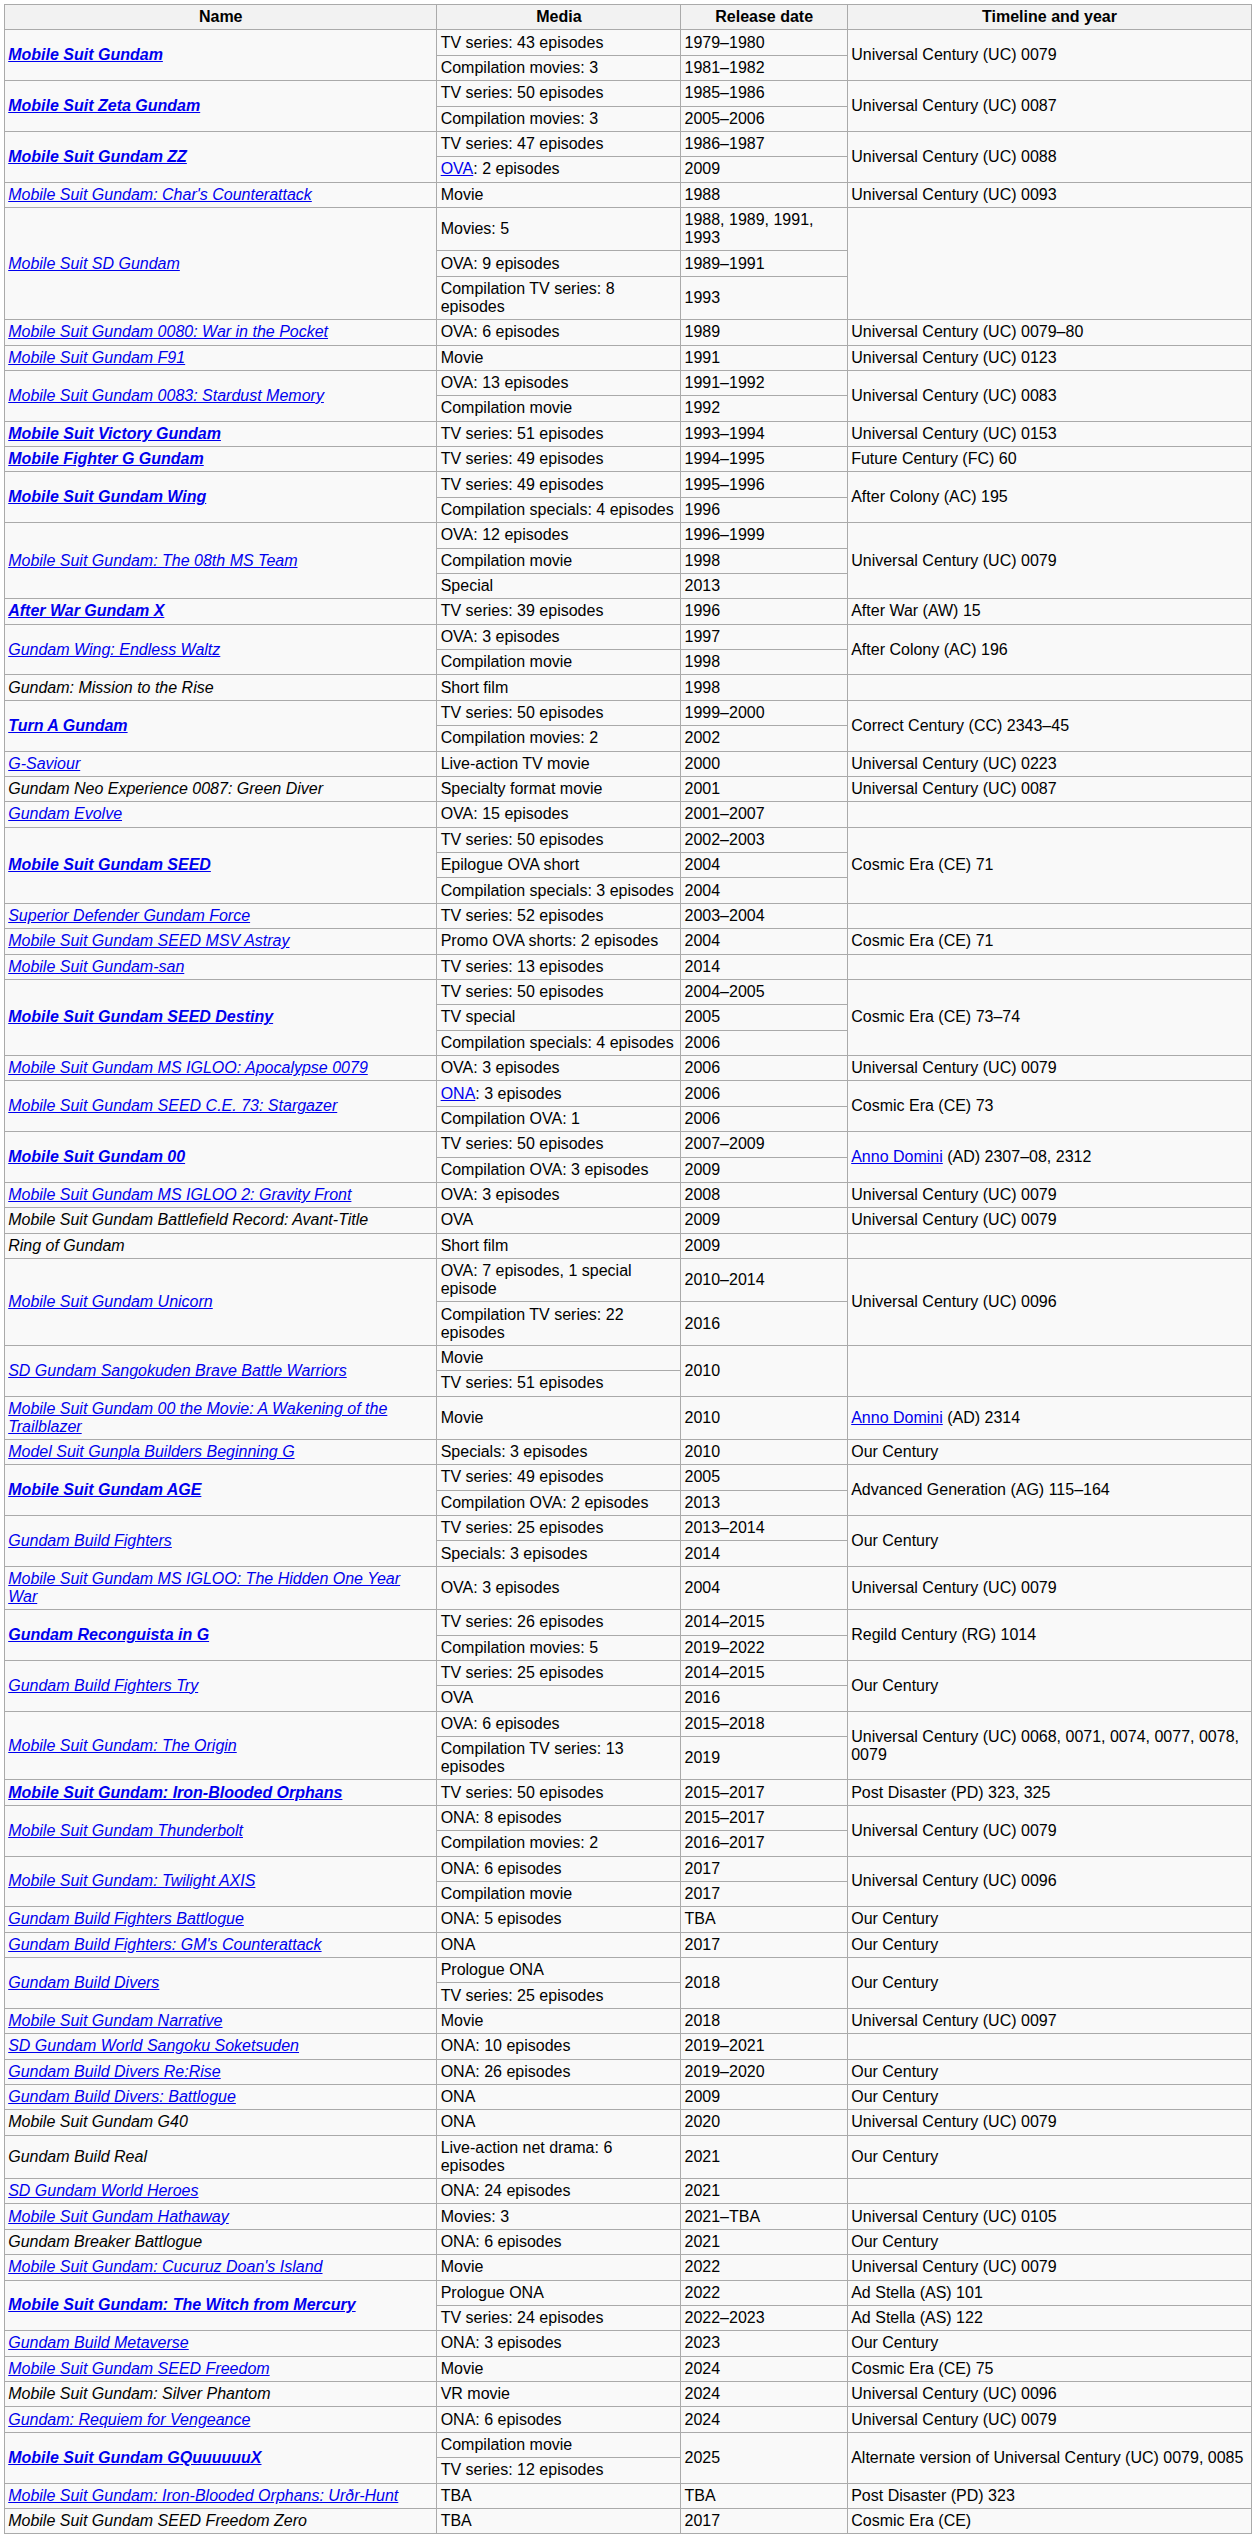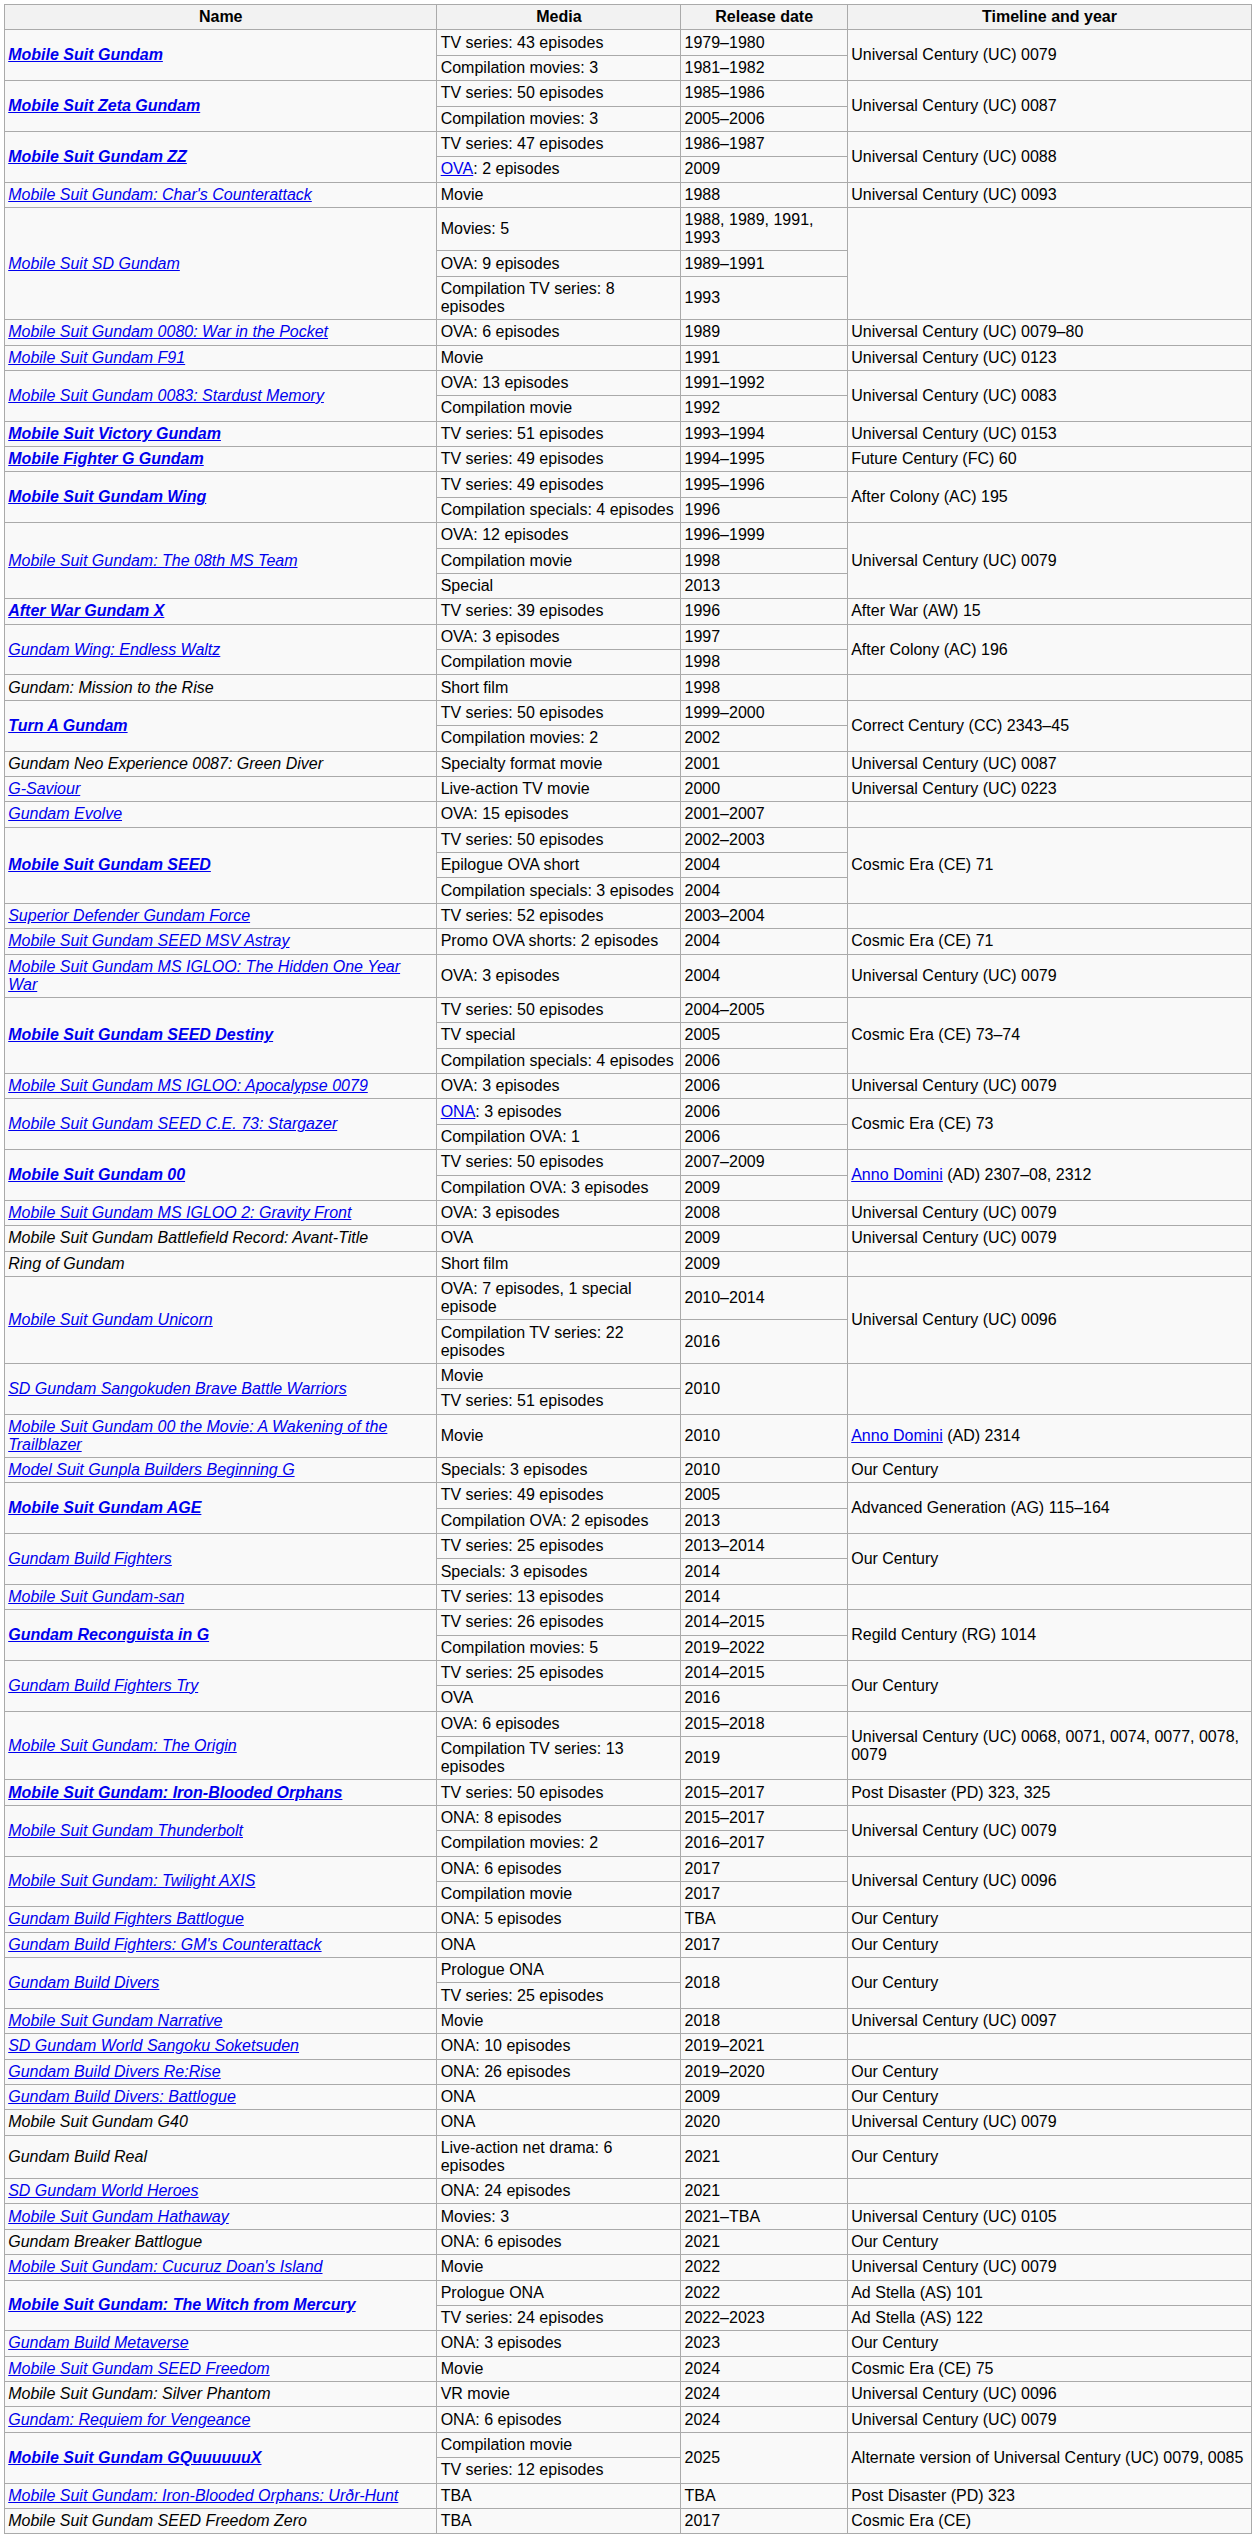rows swapped: (44, 763) <-> (166, 789)
rows swapped: (204, 1587) <-> (96, 966)
